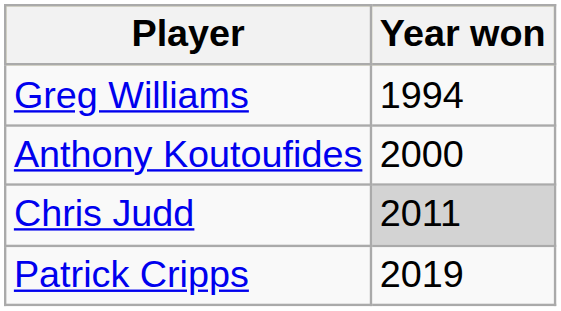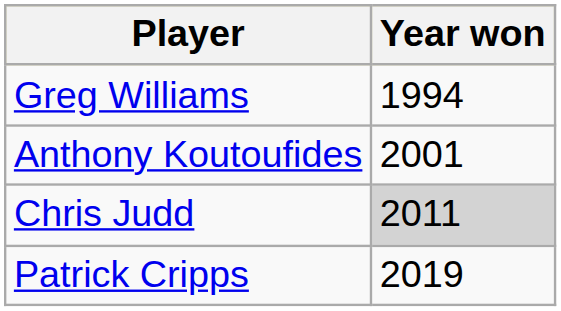(422, 154) 2000 -> (422, 154) 2001
